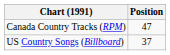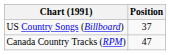rows swapped: (66, 27) <-> (65, 42)
